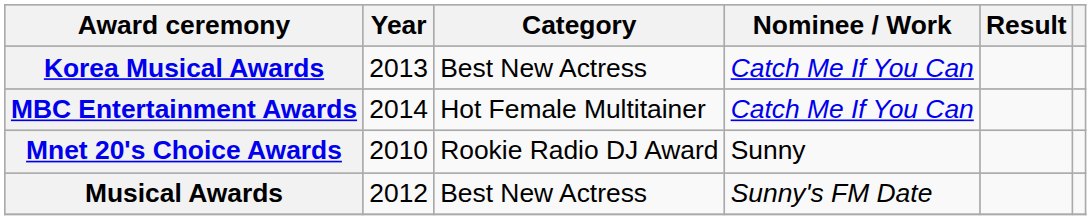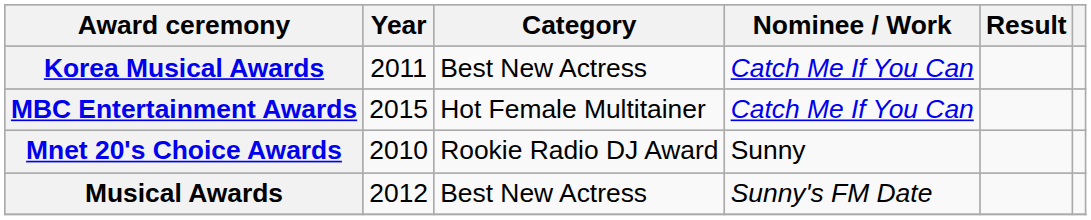(399, 67) 2013 -> (399, 67) 2011
(399, 109) 2014 -> (399, 109) 2015
